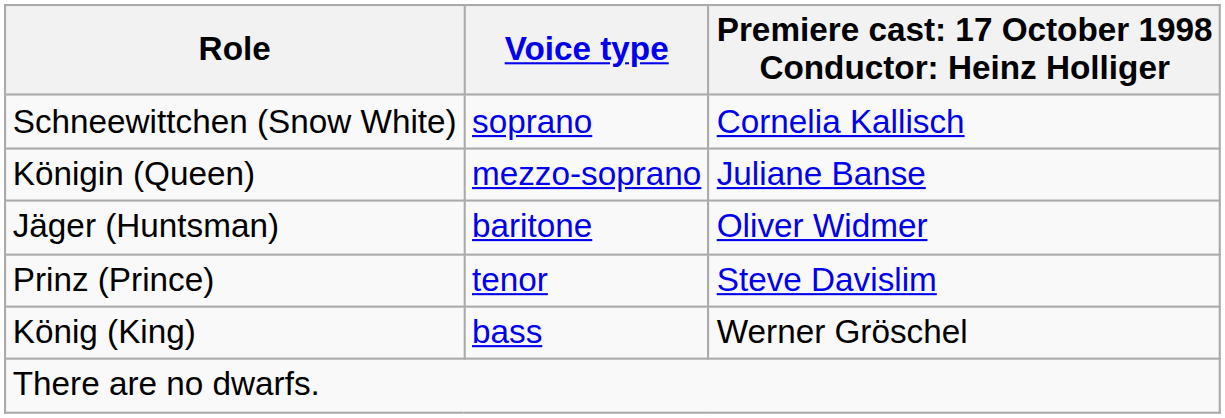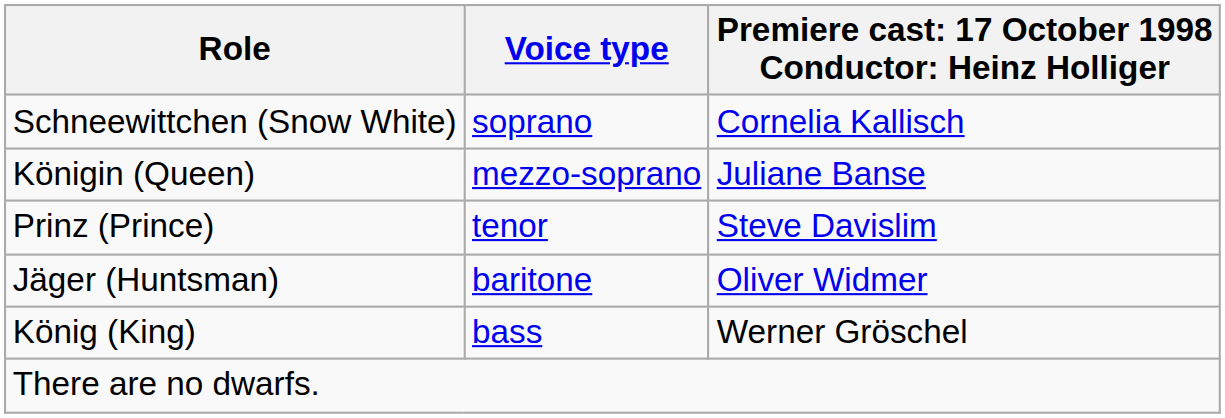rows swapped: (113, 279) <-> (146, 226)
